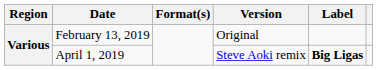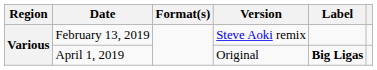(238, 34) Original -> (261, 34) Steve Aoki remix
(261, 55) Steve Aoki remix -> (238, 55) Original
